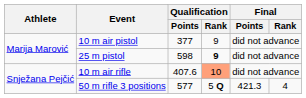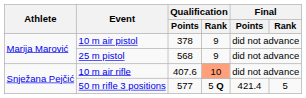(185, 41) 377 -> (185, 41) 378
(185, 56) 598 -> (185, 56) 568
(216, 56) bold -> (216, 56) normal
(249, 86) 421.3 -> (249, 86) 421.4
(285, 86) 4 -> (285, 86) 5
